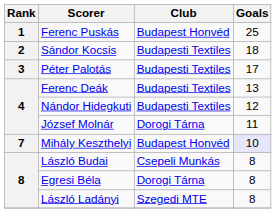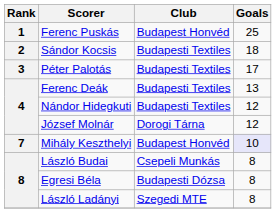(252, 124) 11 -> (252, 124) 12
(171, 180) Dorogi Tárna -> (181, 180) Budapesti Dózsa
